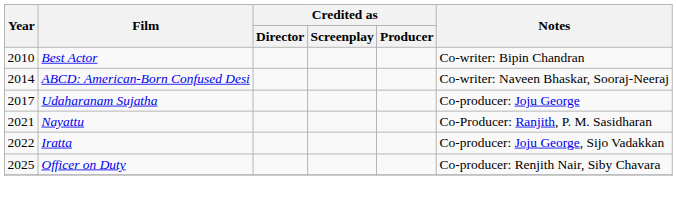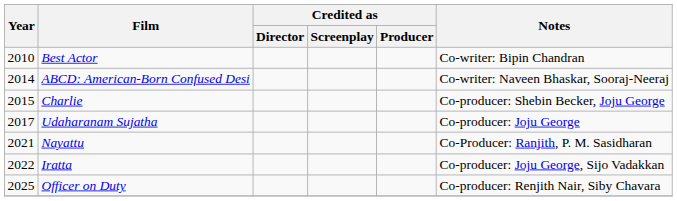+ row: (62, 100)
